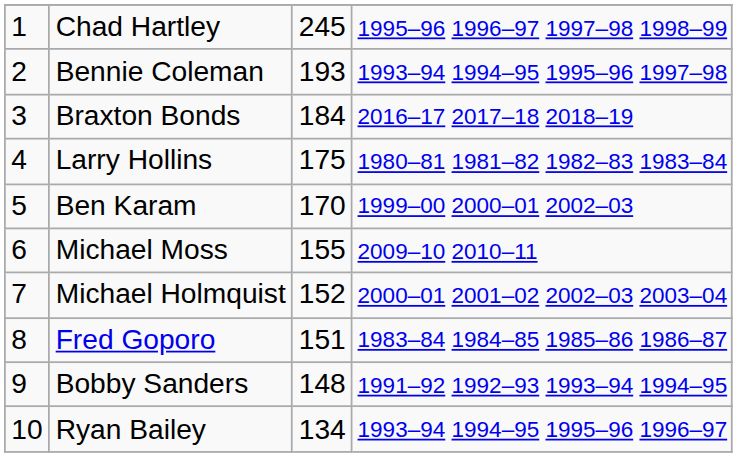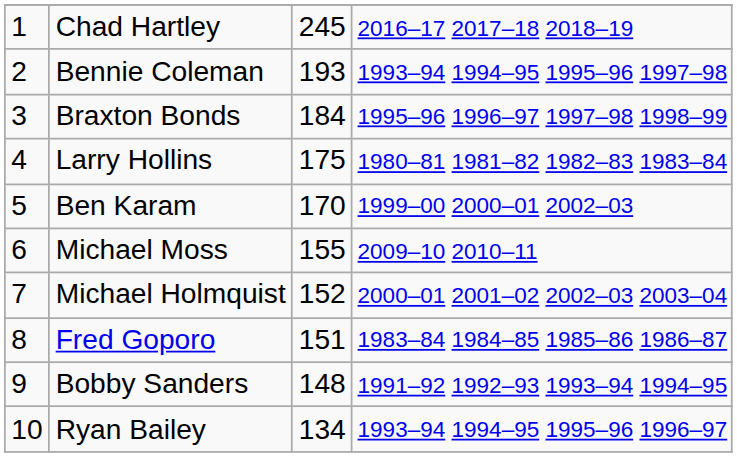(542, 27) 1995–96 1996–97 1997–98 1998–99 -> (495, 27) 2016–17 2017–18 2018–19
(495, 117) 2016–17 2017–18 2018–19 -> (542, 117) 1995–96 1996–97 1997–98 1998–99
